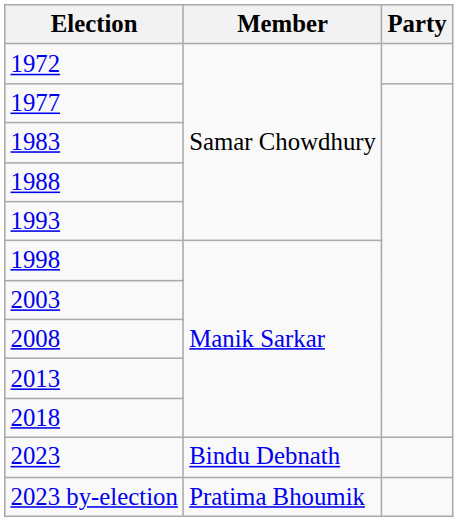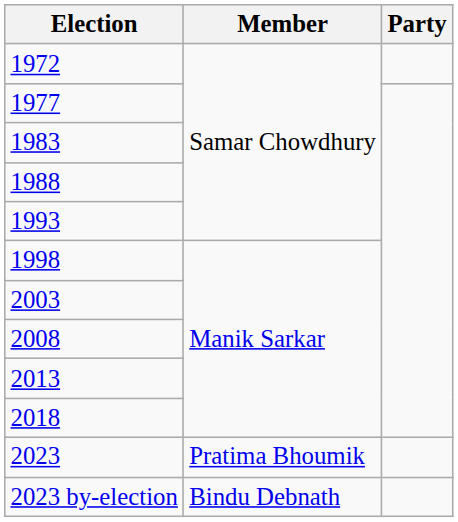(265, 456) Bindu Debnath -> (277, 456) Pratima Bhoumik
(277, 496) Pratima Bhoumik -> (265, 496) Bindu Debnath
